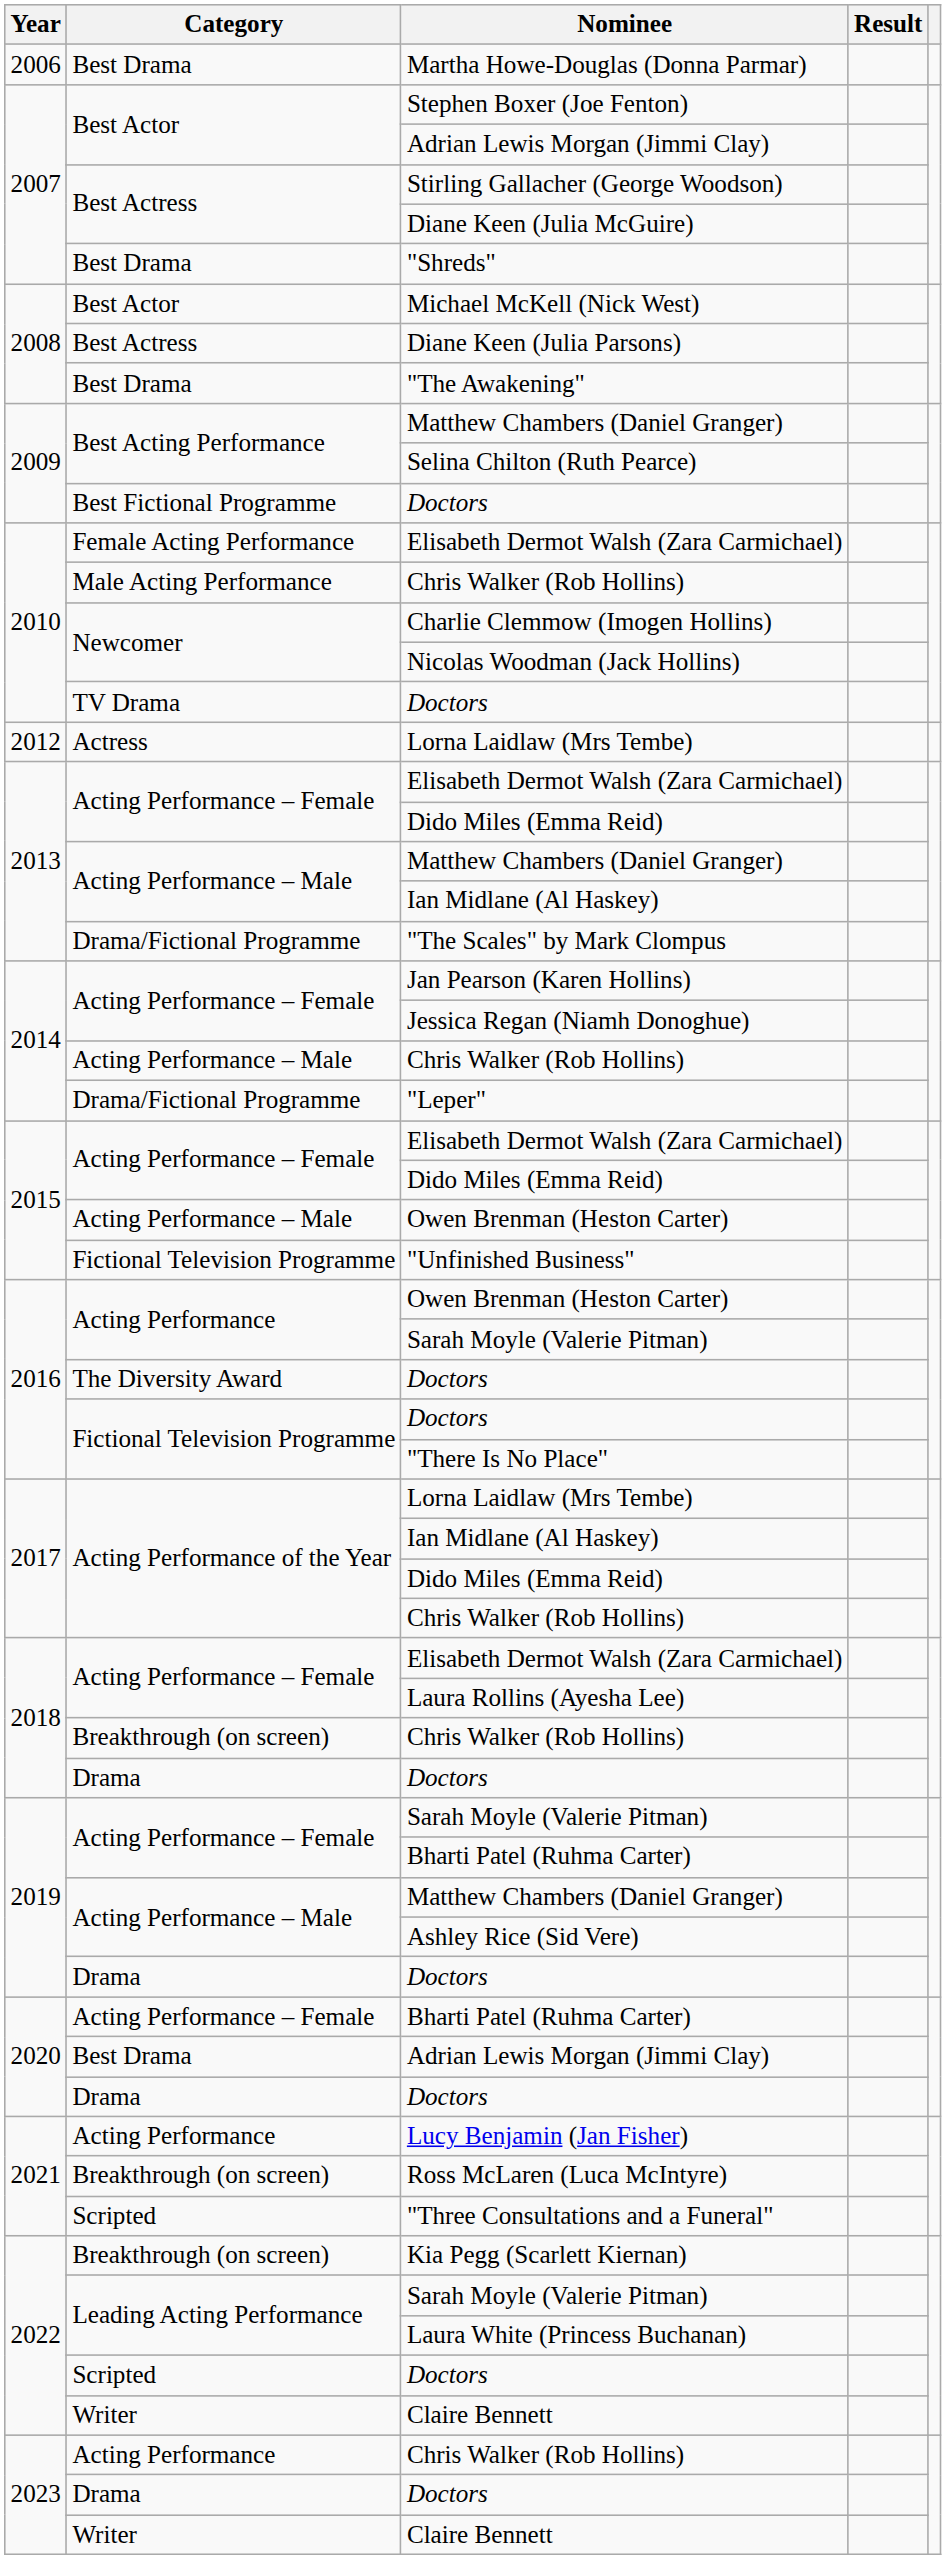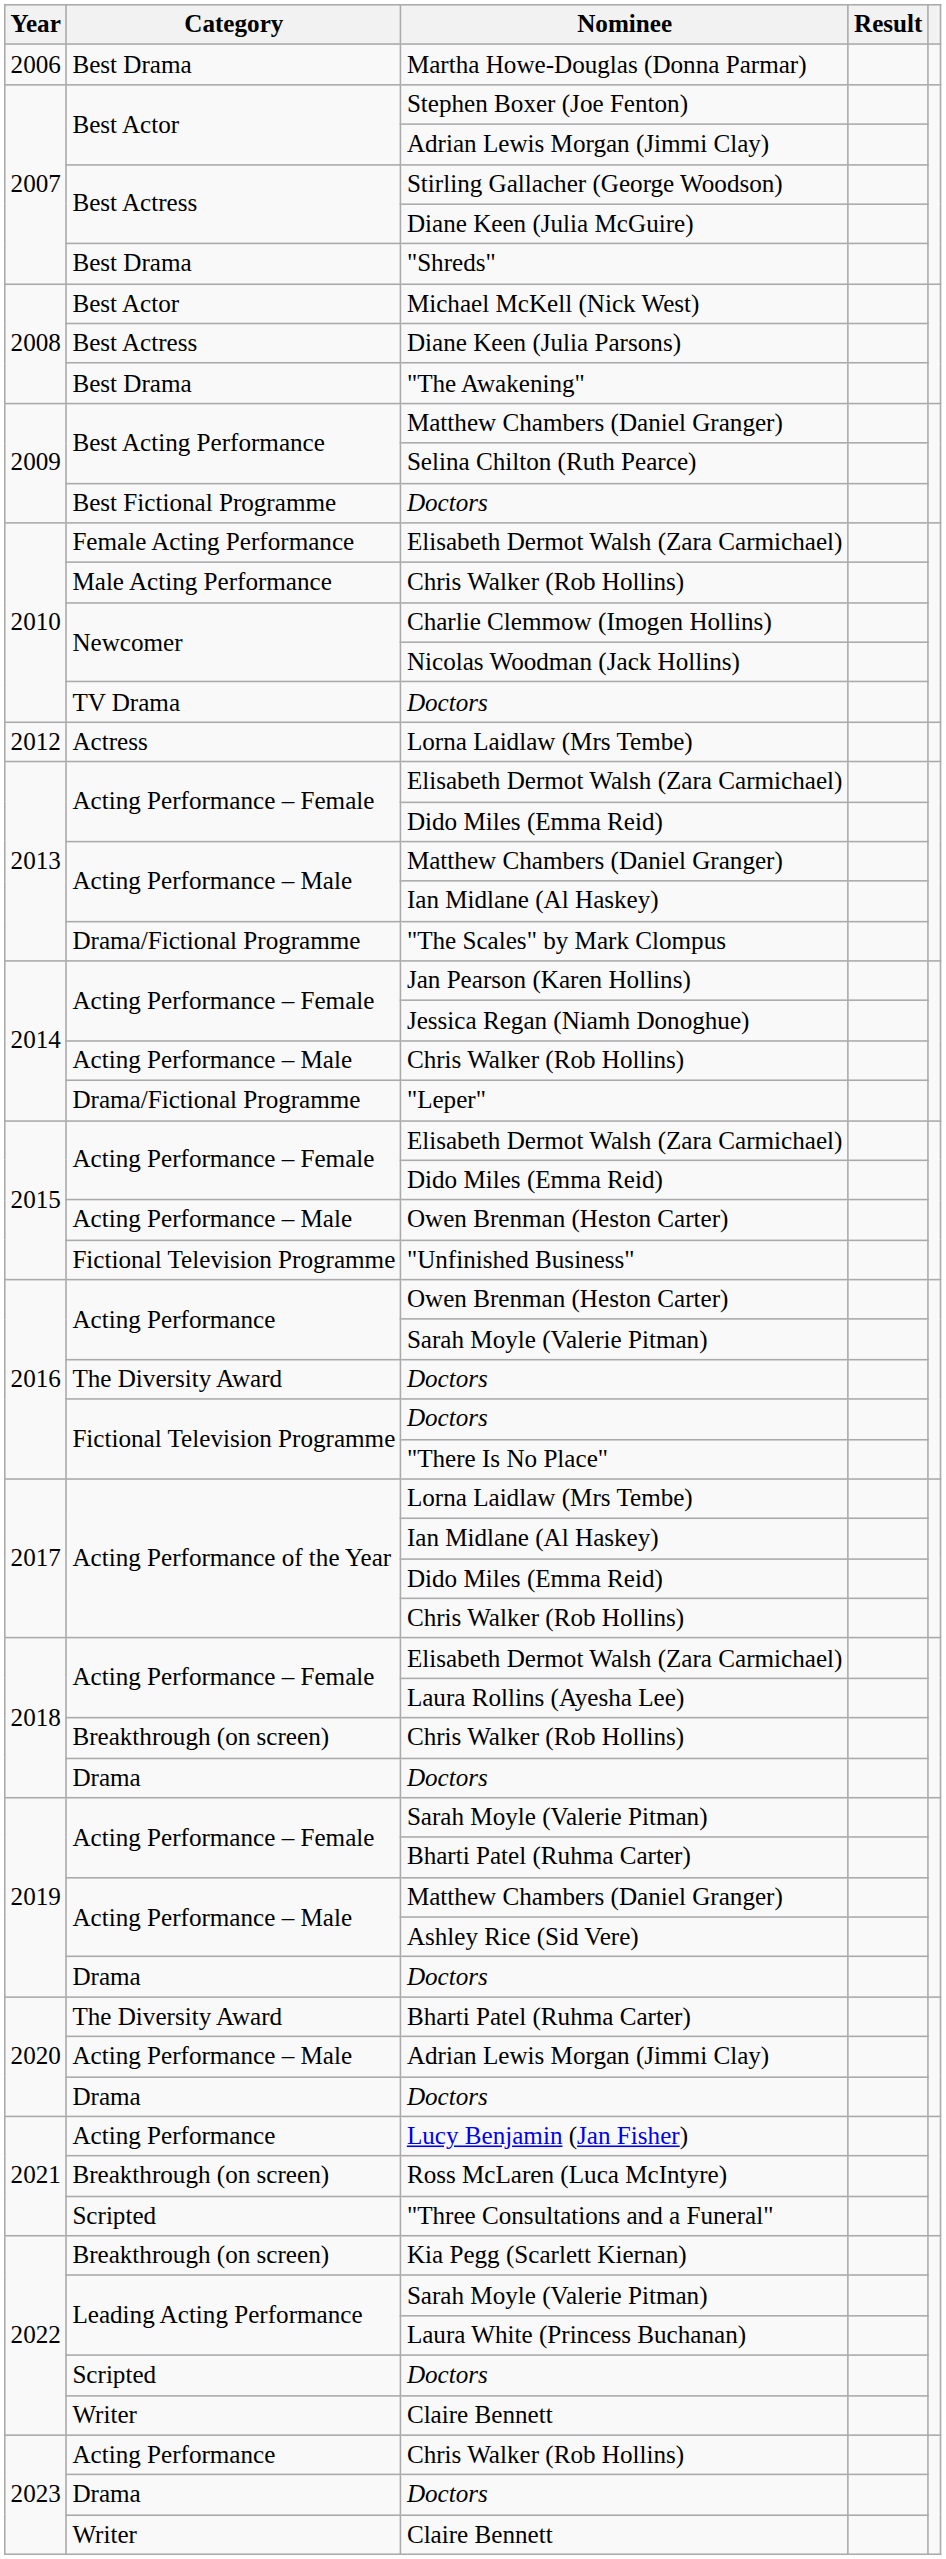(223, 2016) Acting Performance – Female -> (177, 2016) The Diversity Award
(132, 2056) Best Drama -> (212, 2056) Acting Performance – Male
